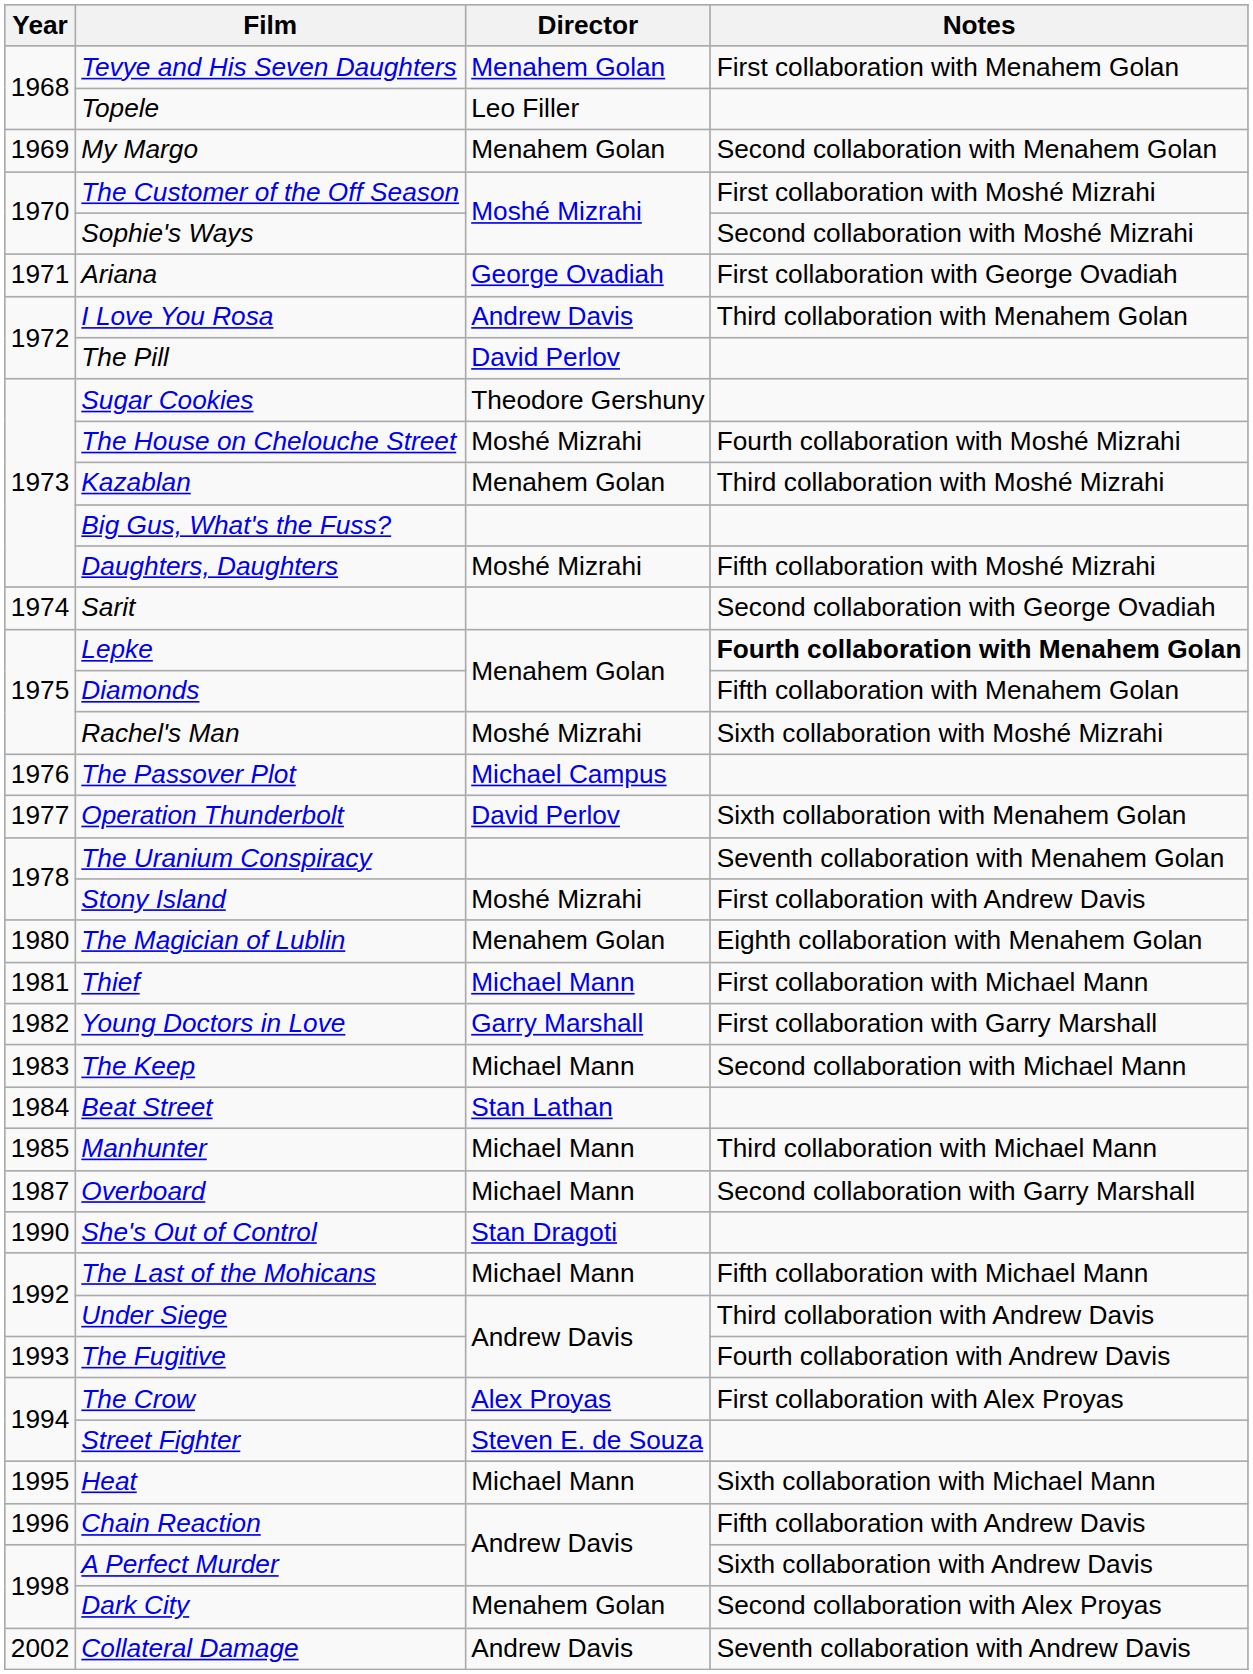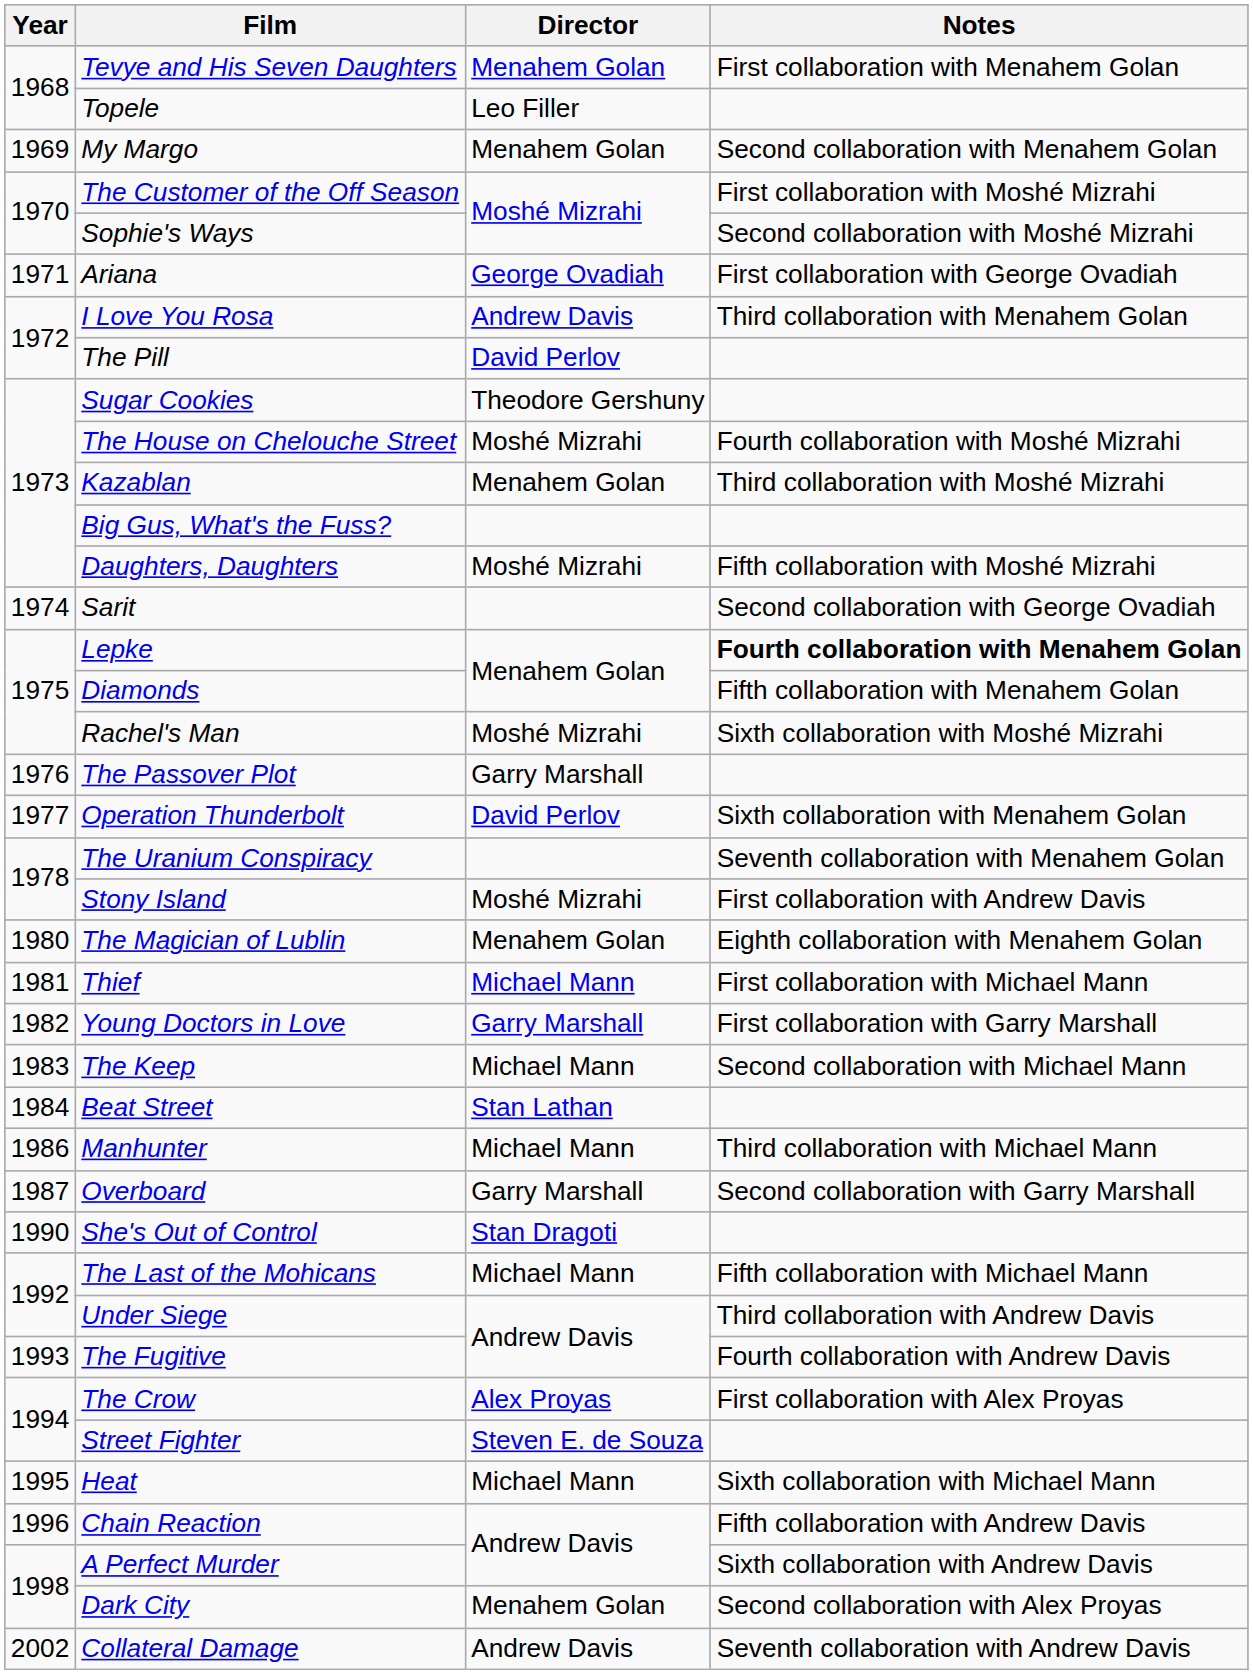(569, 774) Michael Campus -> (557, 774) Garry Marshall
(40, 1148) 1985 -> (40, 1148) 1986
(553, 1190) Michael Mann -> (557, 1190) Garry Marshall
